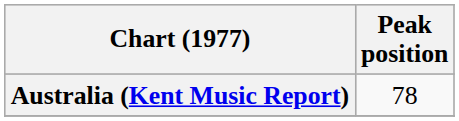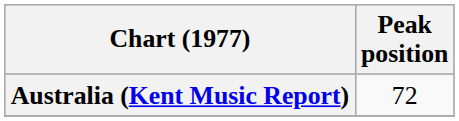(405, 94) 78 -> (405, 94) 72
